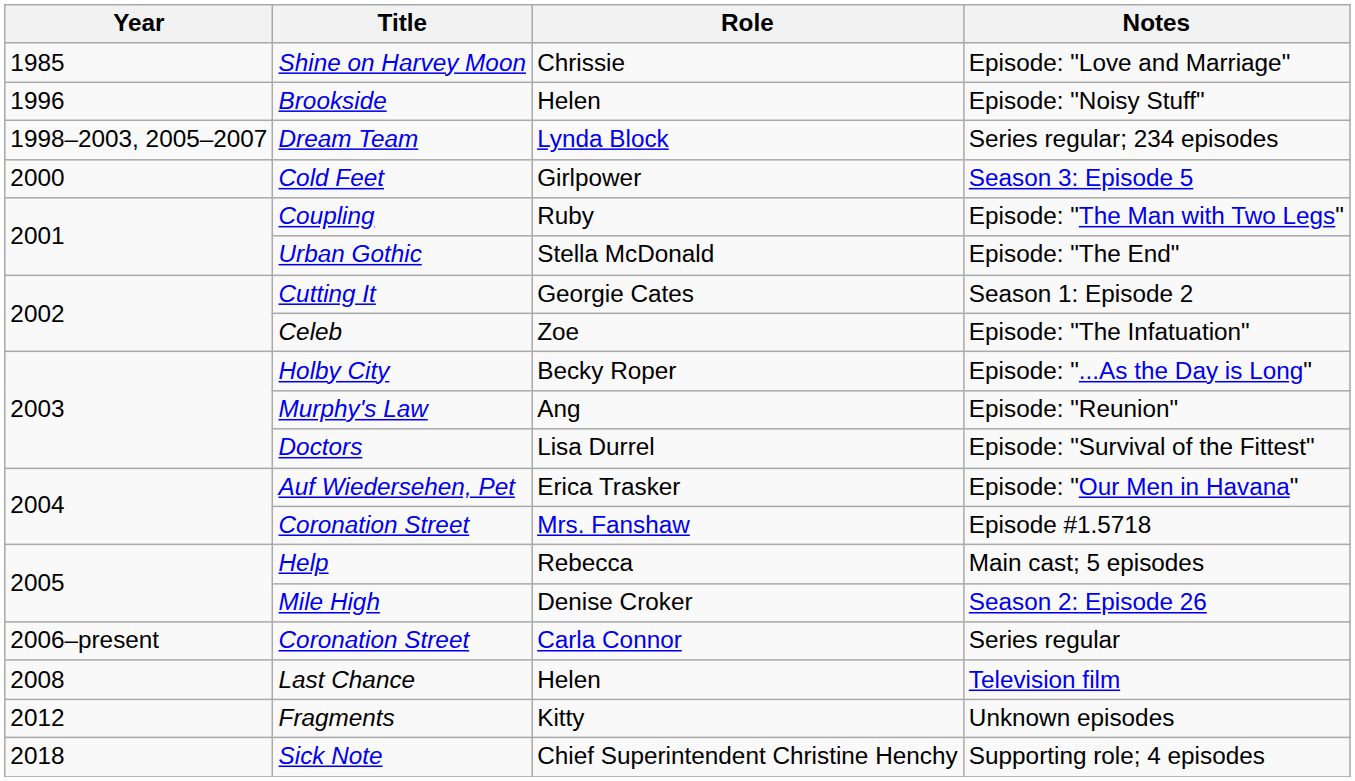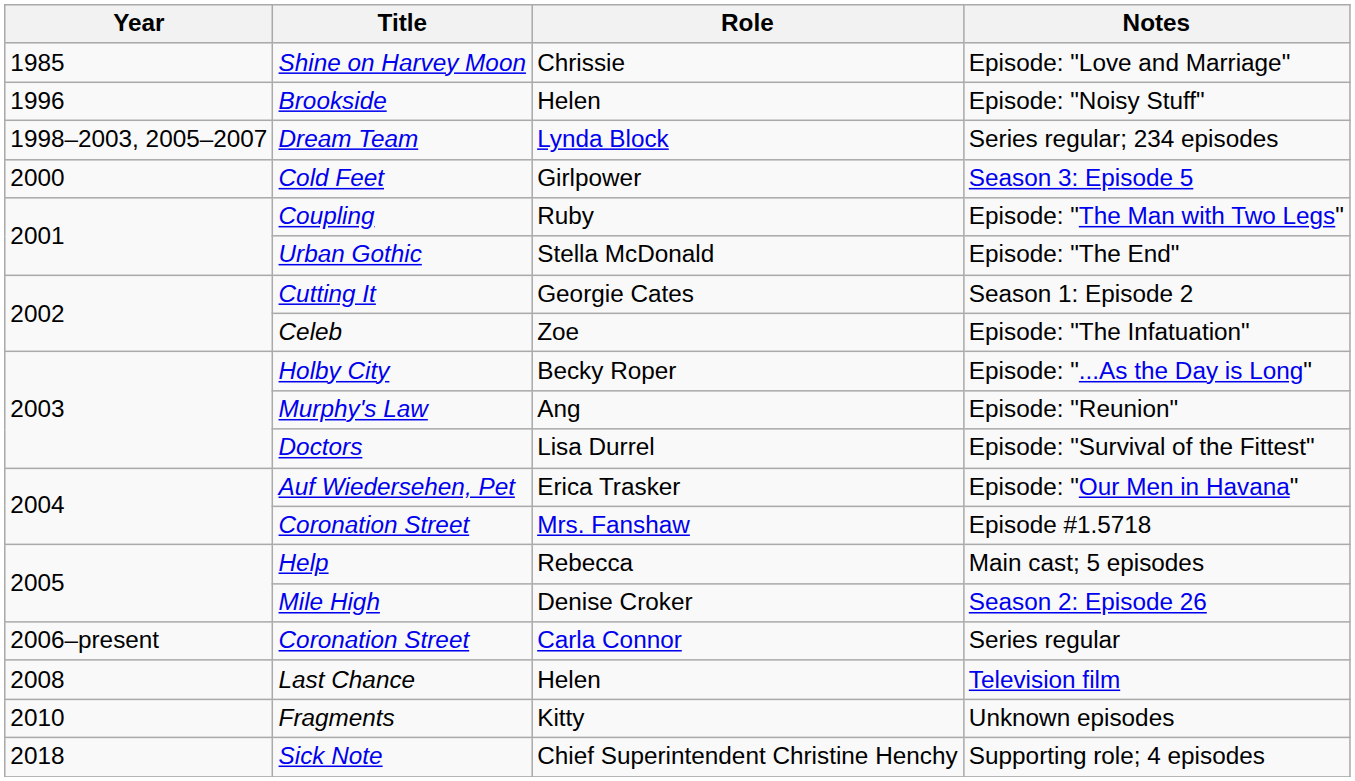(37, 718) 2012 -> (37, 718) 2010
